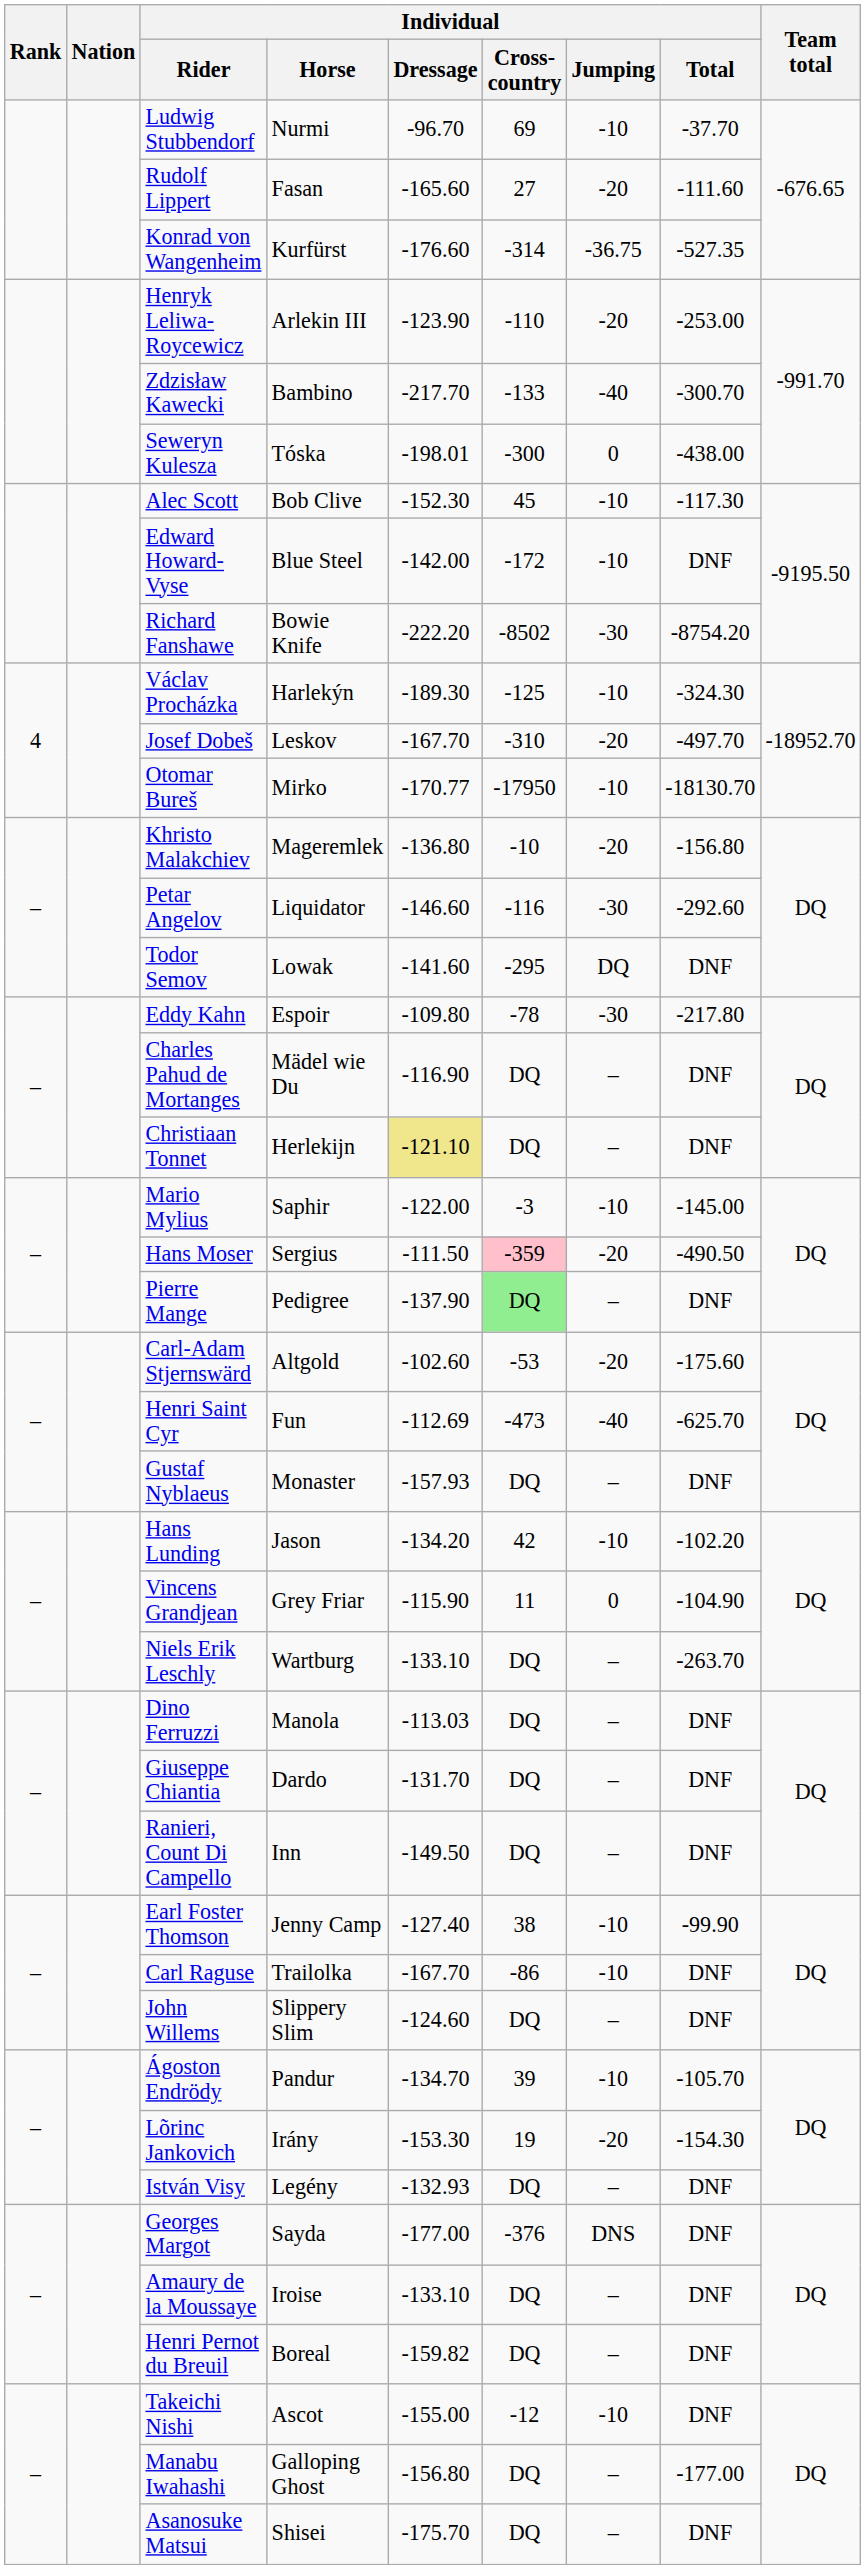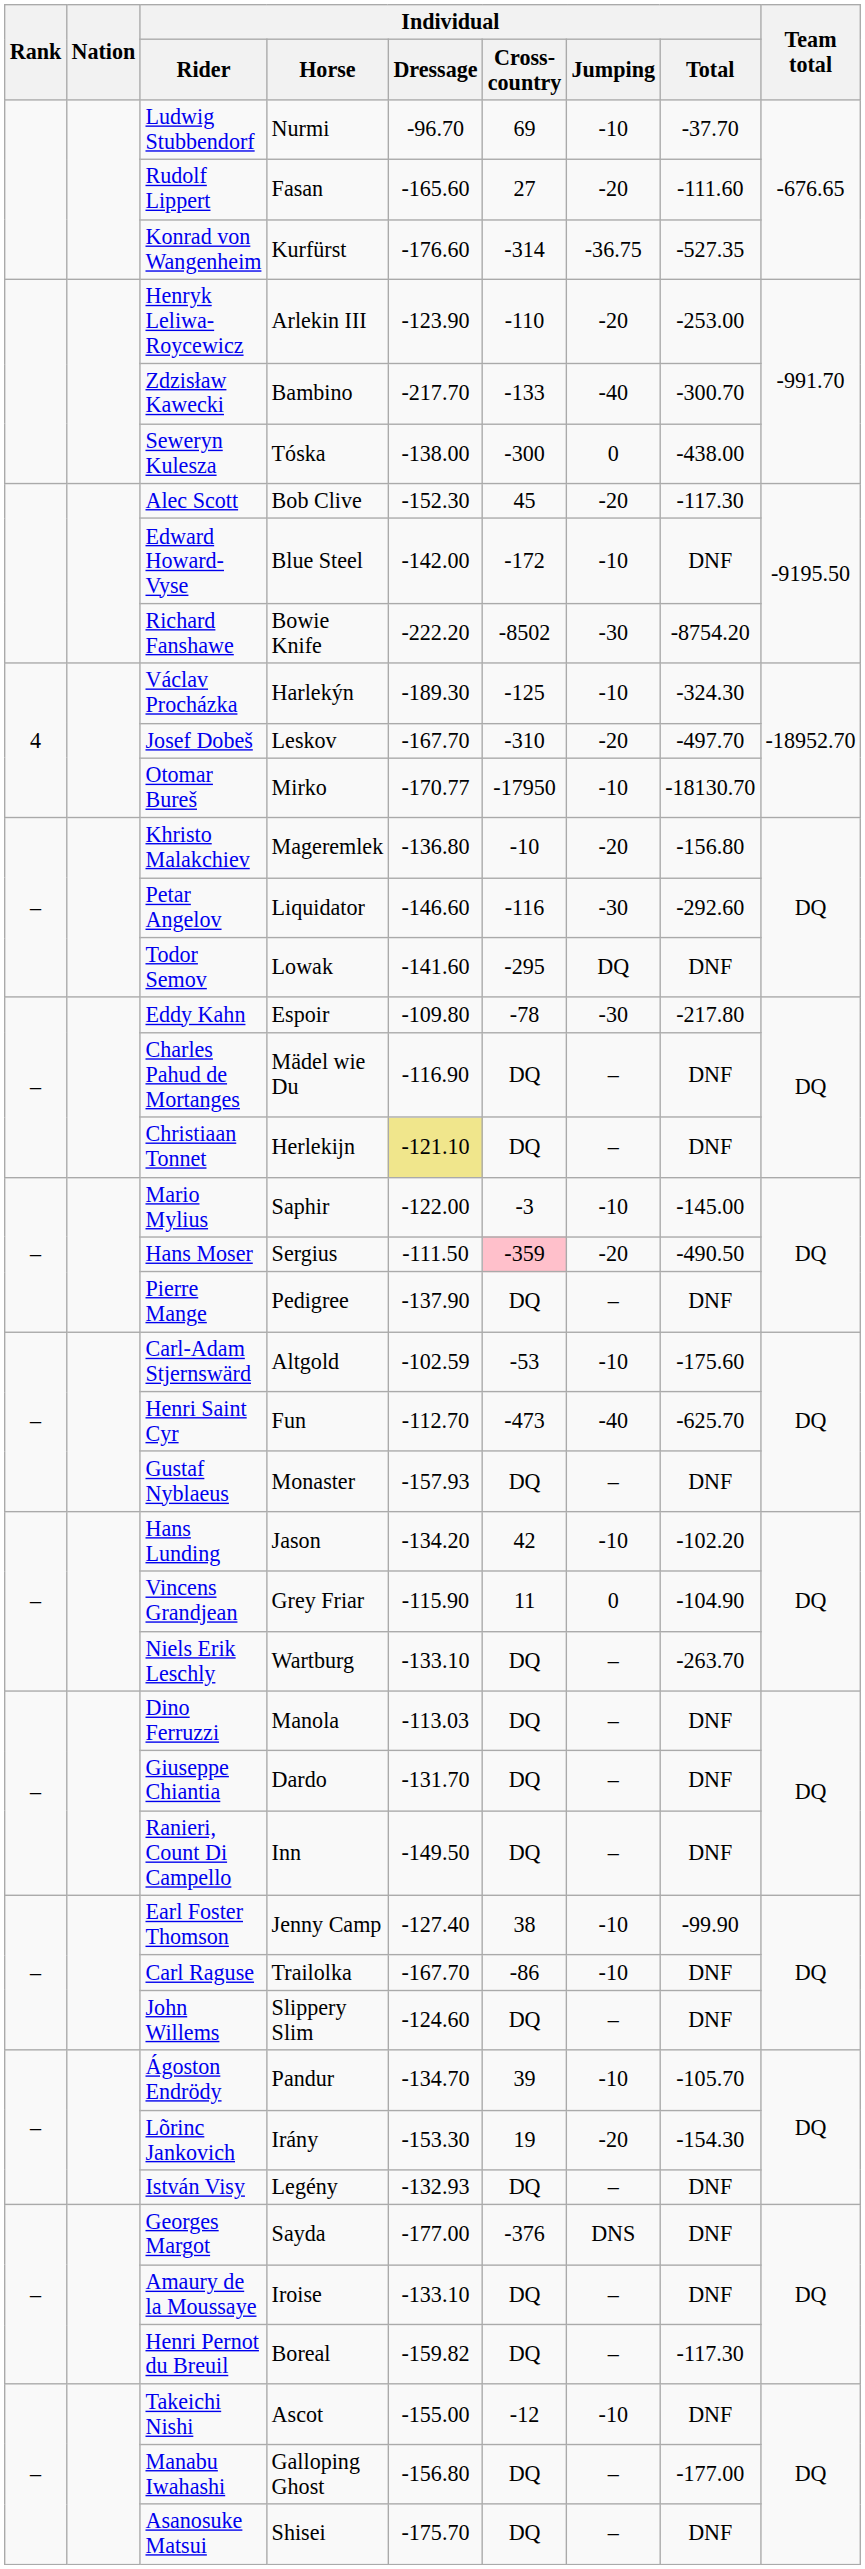(435, 453) -198.01 -> (435, 453) -138.00
(613, 500) -10 -> (613, 500) -20
(525, 1301) lightgreen background -> (525, 1301) no background
(435, 1361) -102.60 -> (435, 1361) -102.59
(613, 1361) -20 -> (613, 1361) -10
(435, 1421) -112.69 -> (435, 1421) -112.70
(710, 2354) DNF -> (710, 2354) -117.30
